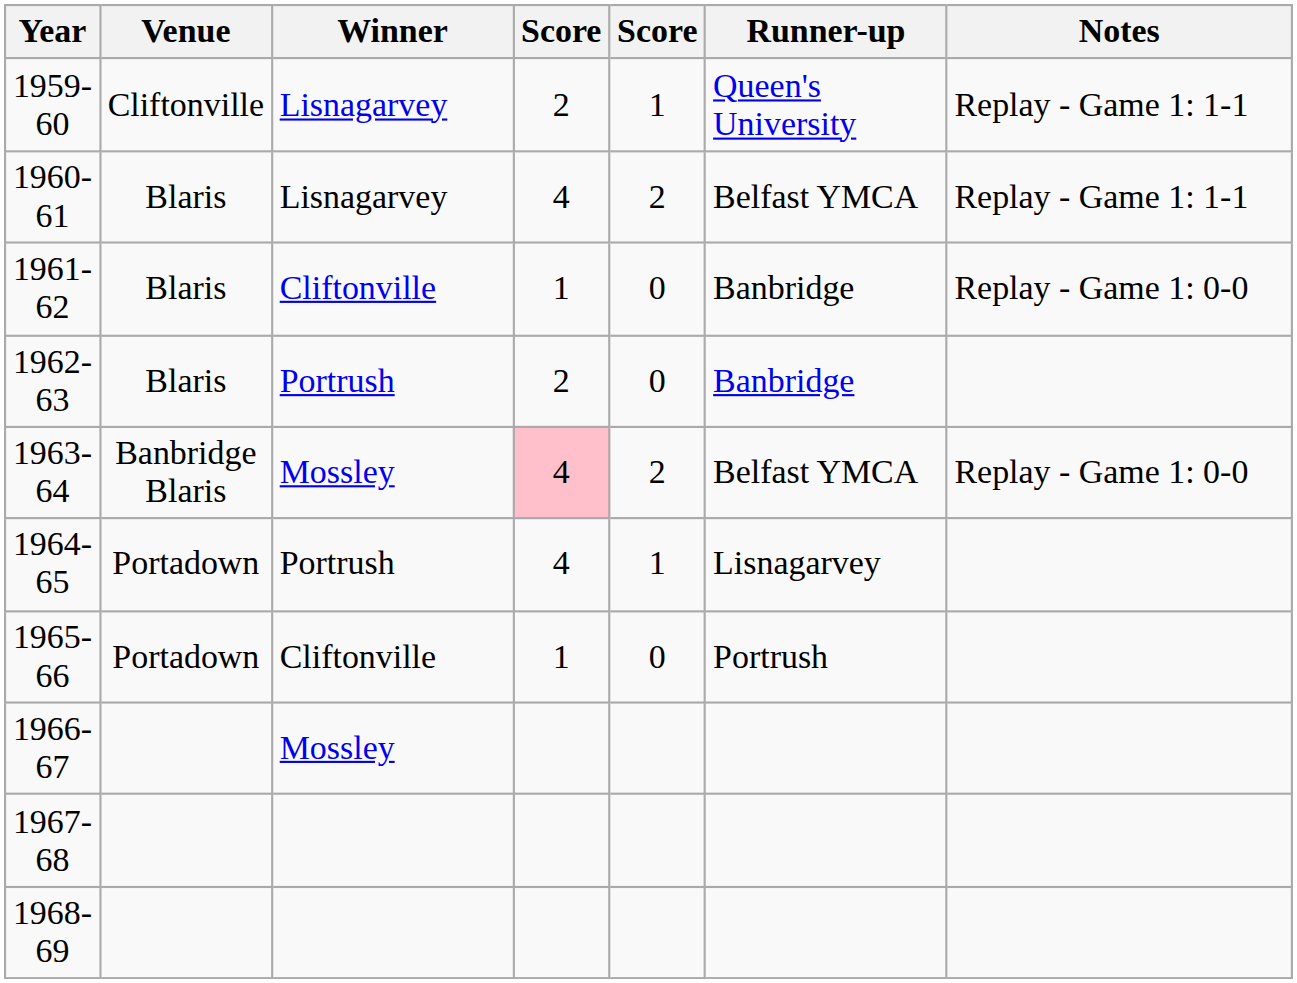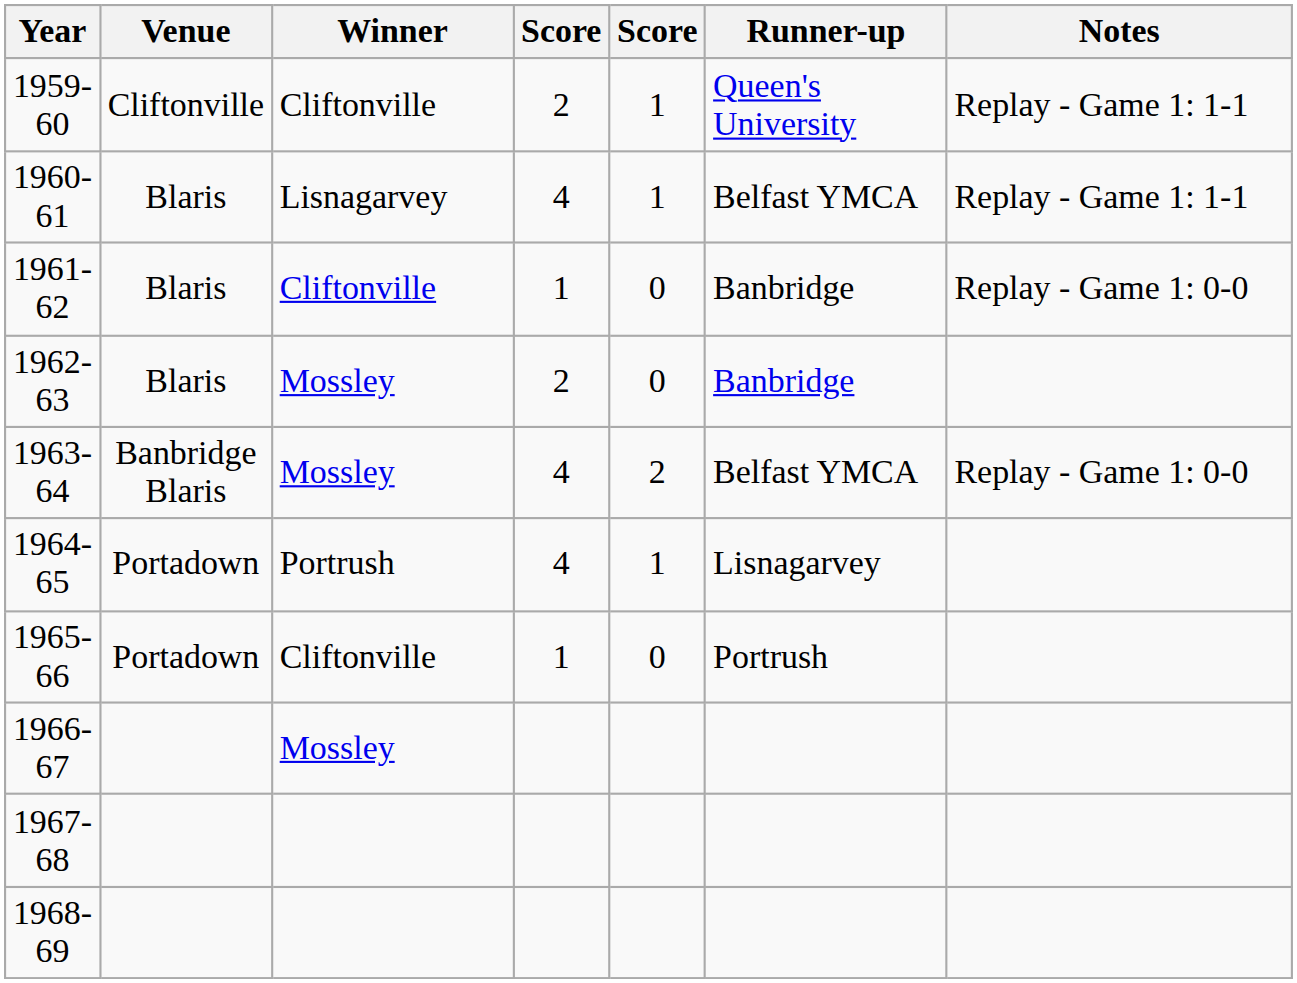(364, 104) Lisnagarvey -> (358, 104) Cliftonville
(657, 196) 2 -> (657, 196) 1
(337, 380) Portrush -> (337, 380) Mossley
(561, 472) pink background -> (561, 472) no background
